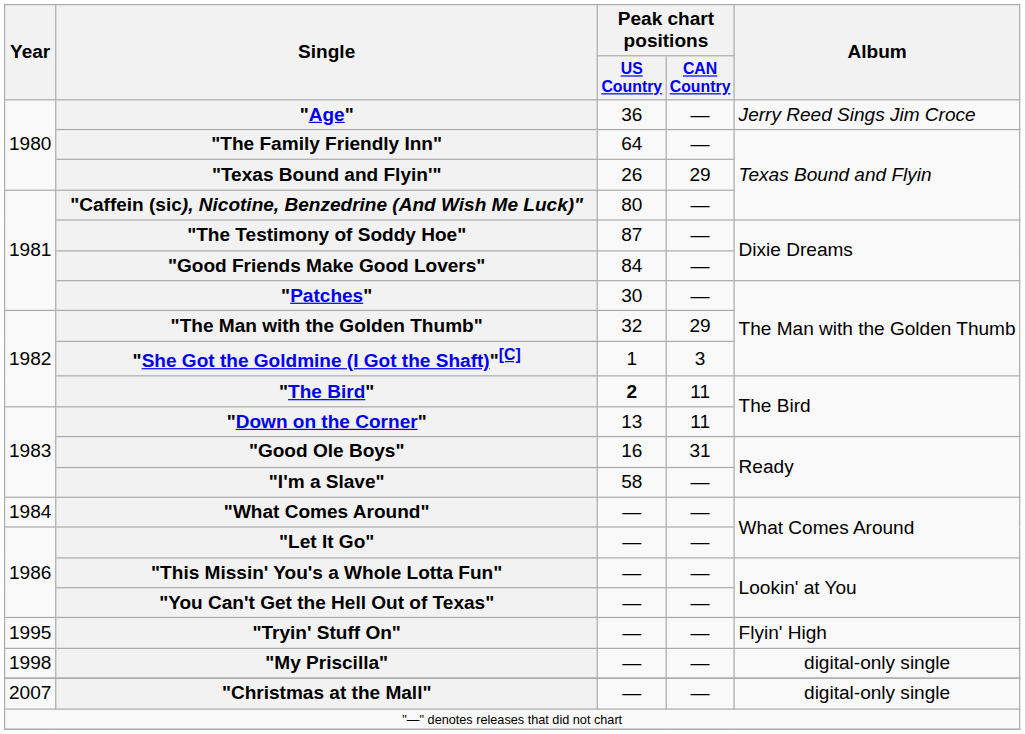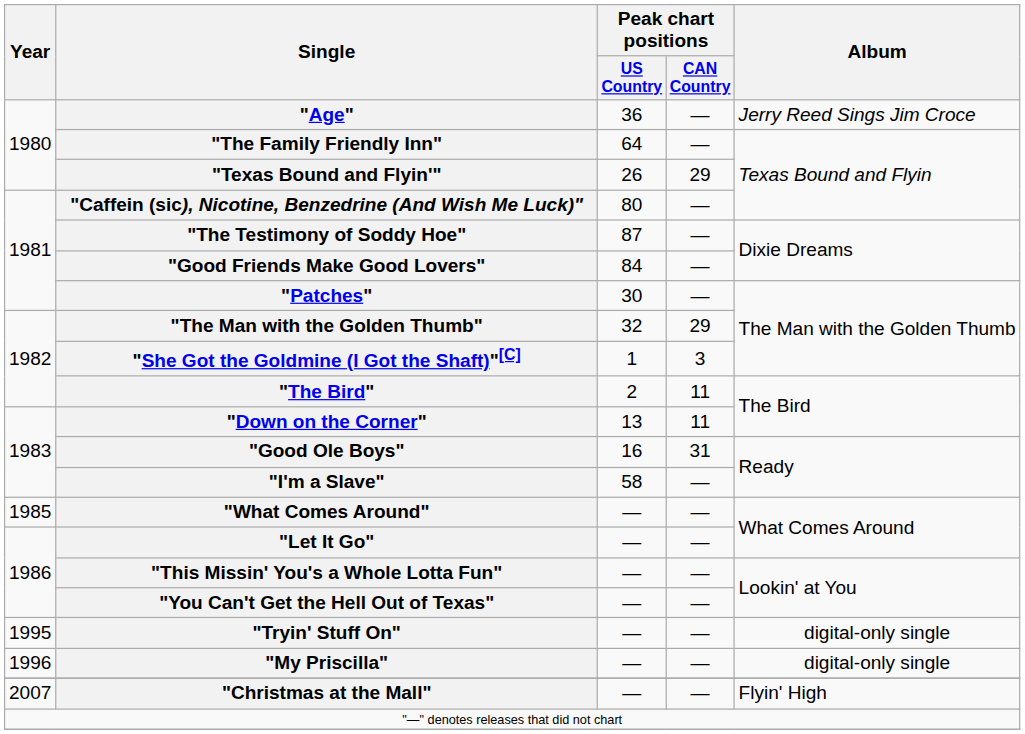(632, 391) bold -> (632, 391) normal
(30, 512) 1984 -> (30, 512) 1985
(783, 632) Flyin' High -> (877, 632) digital-only single
(30, 663) 1998 -> (30, 663) 1996
(877, 693) digital-only single -> (783, 693) Flyin' High
